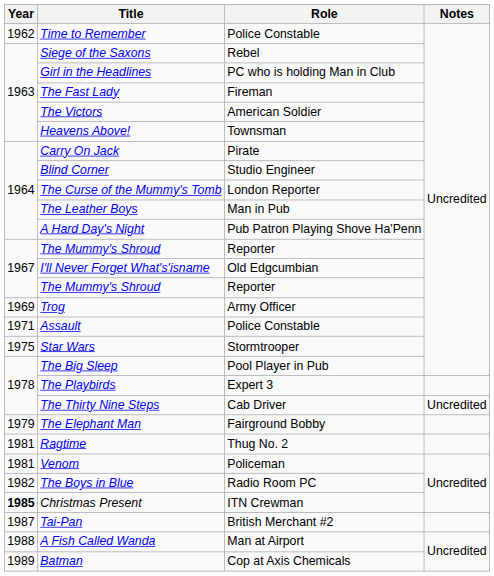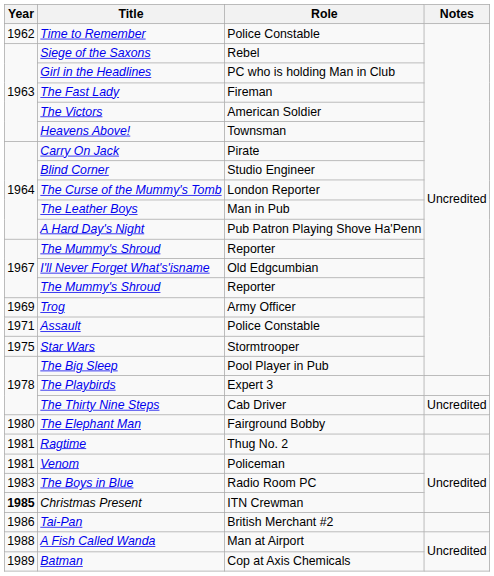(21, 424) 1979 -> (21, 424) 1980
(21, 483) 1982 -> (21, 483) 1983
(21, 522) 1987 -> (21, 522) 1986
